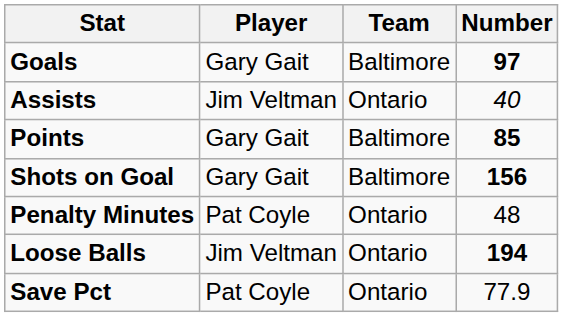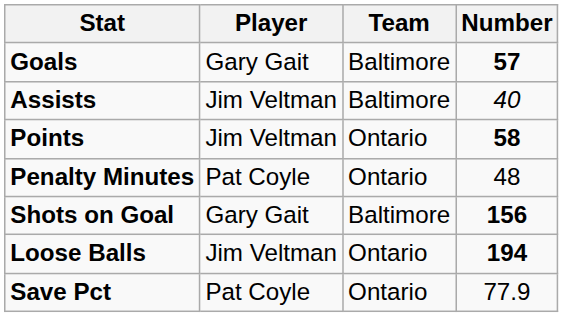(507, 61) 97 -> (507, 61) 57
(388, 100) Ontario -> (399, 100) Baltimore
(257, 138) Gary Gait -> (271, 138) Jim Veltman
(399, 138) Baltimore -> (388, 138) Ontario
(507, 138) 85 -> (507, 138) 58
rows swapped: (102, 215) <-> (92, 176)
